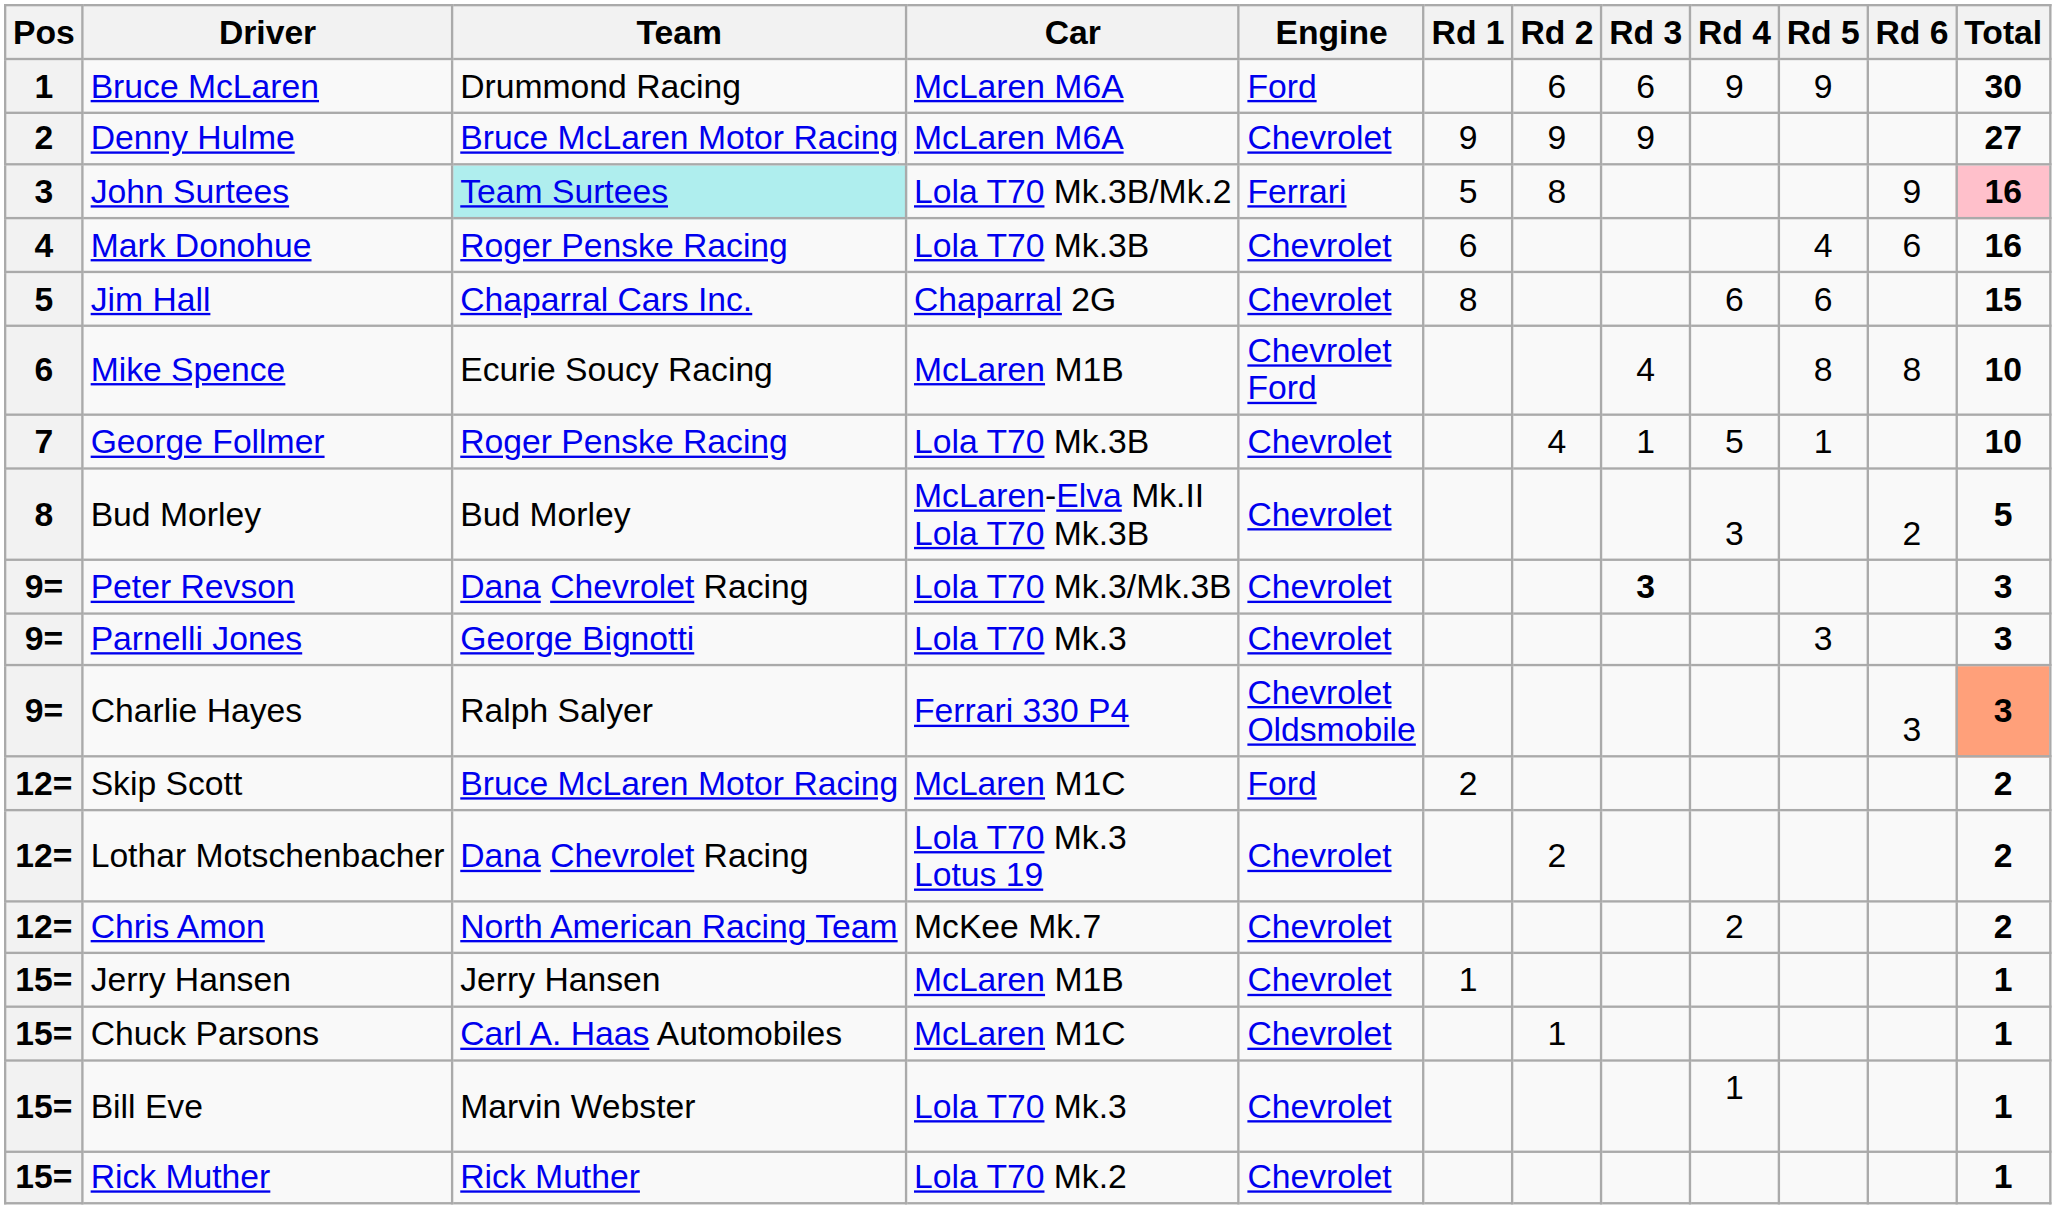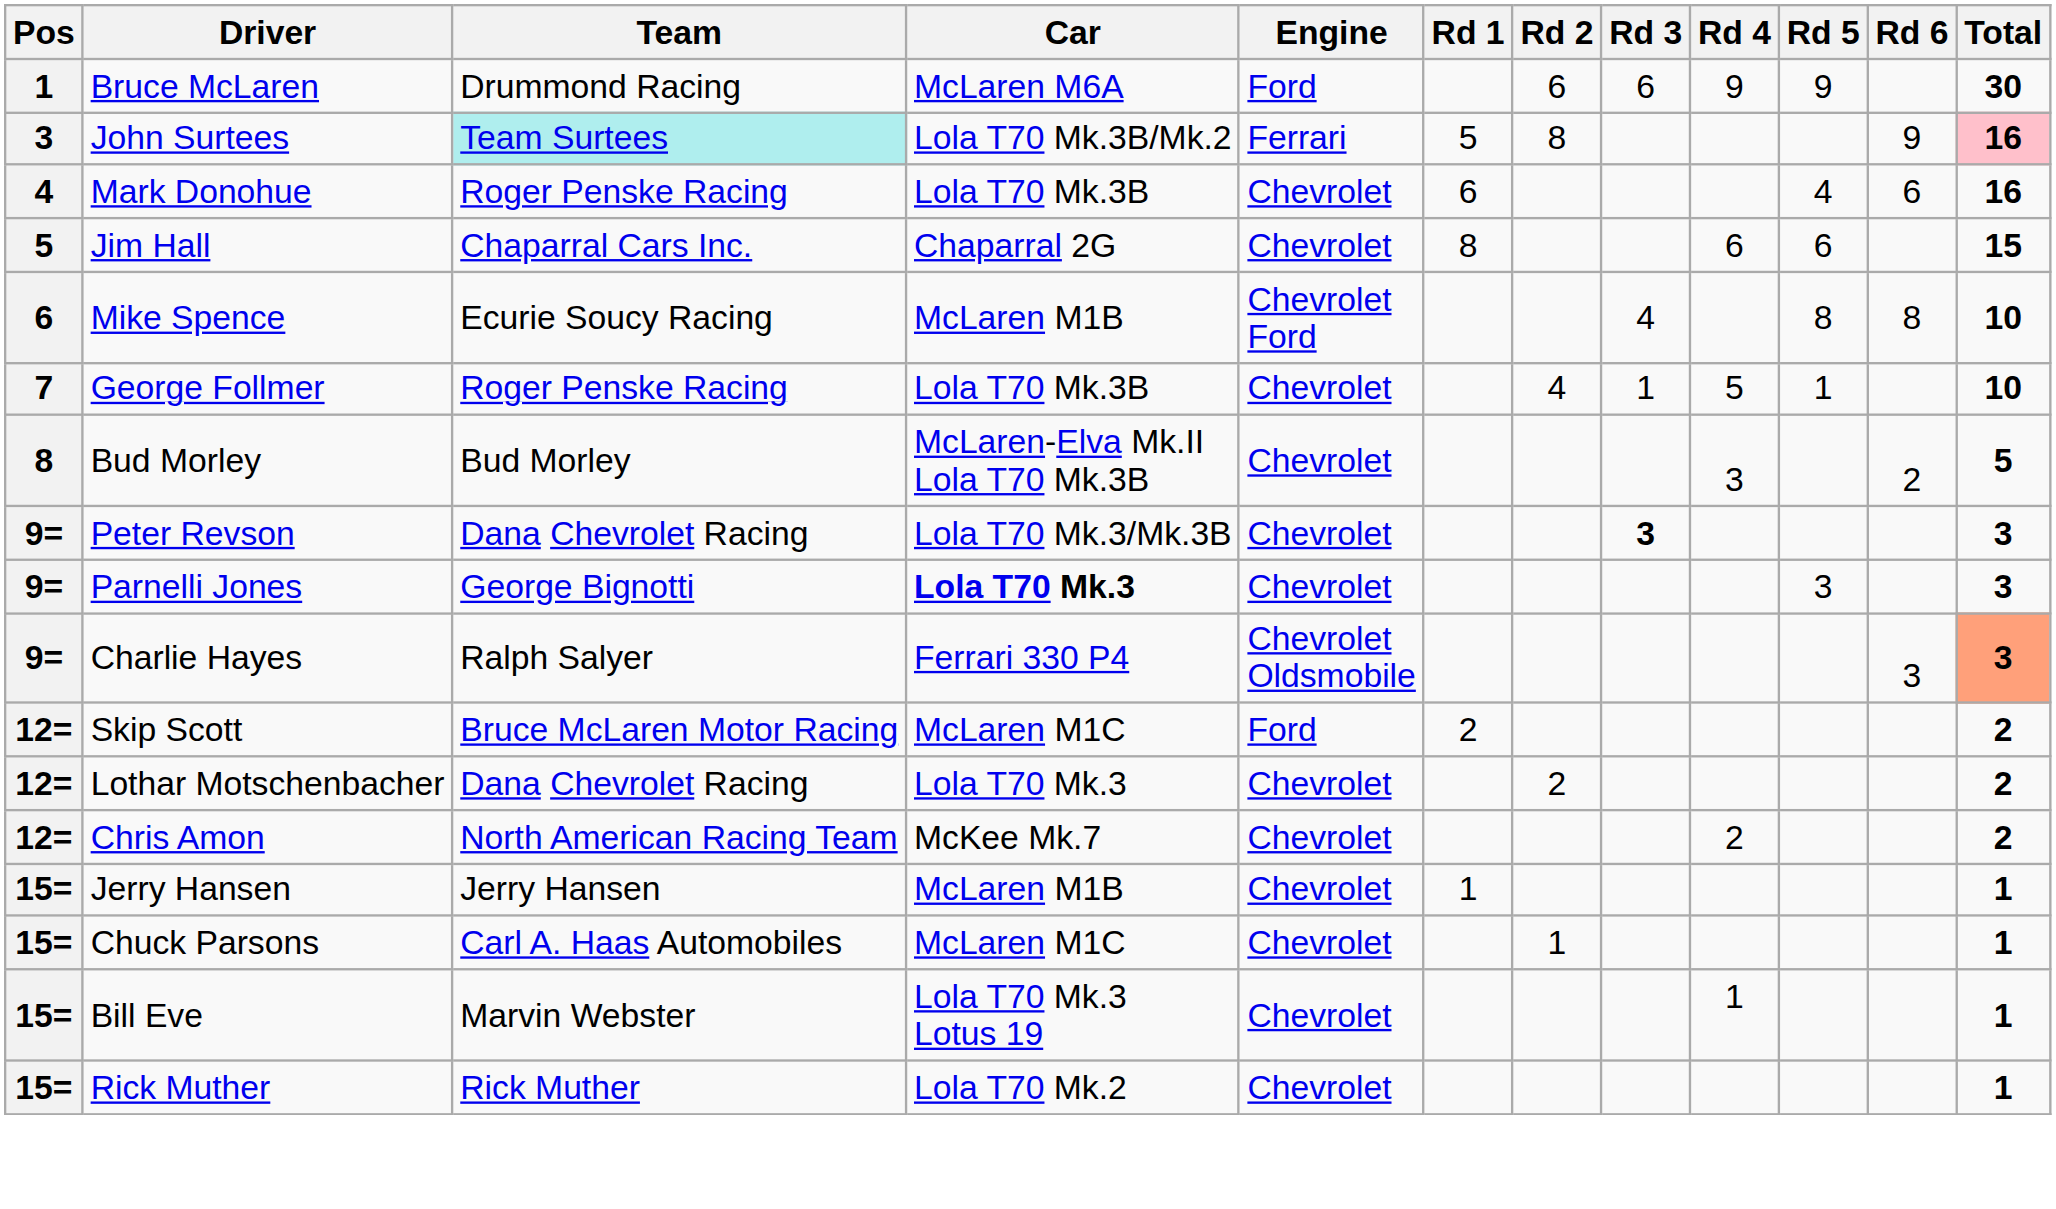- row: (193, 139)
(1020, 639) normal -> (1024, 586) bold
(1020, 855) Lola T70 Mk.3 Lotus 19 -> (1020, 783) Lola T70 Mk.3
(1020, 1106) Lola T70 Mk.3 -> (1020, 1015) Lola T70 Mk.3 Lotus 19
